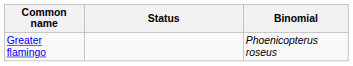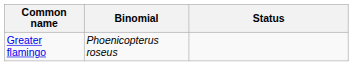columns swapped: (296, 18) <-> (164, 18)
